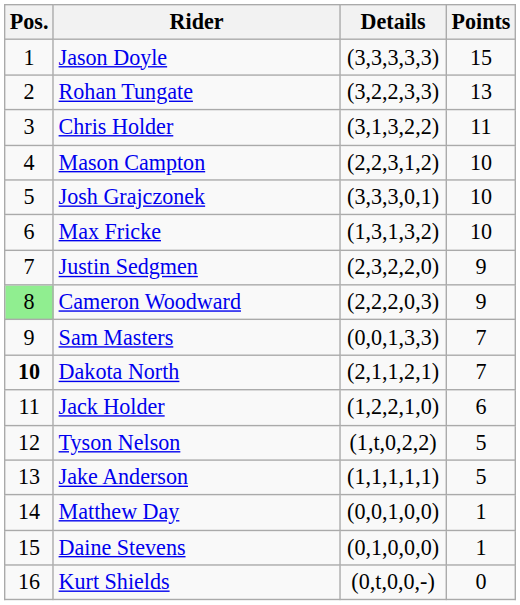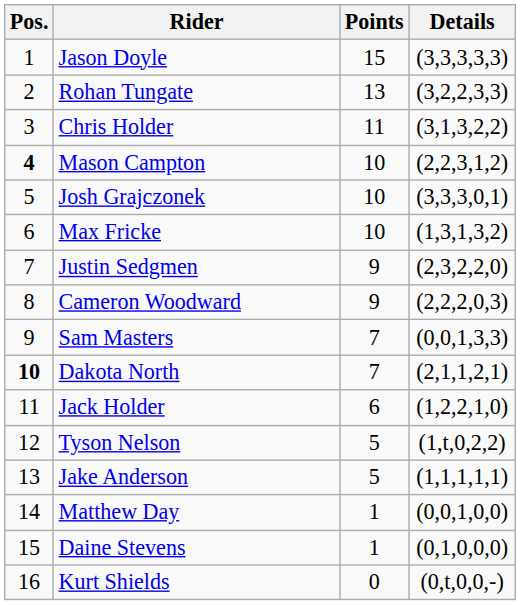columns swapped: (481, 22) <-> (393, 22)
(29, 162) normal -> (29, 162) bold
(29, 302) lightgreen background -> (29, 302) no background
